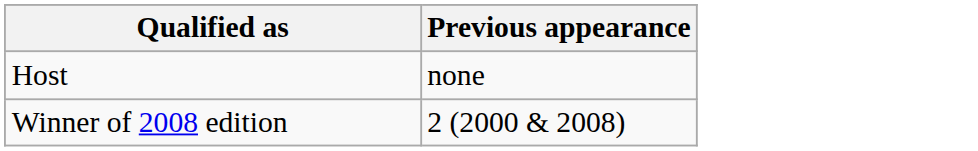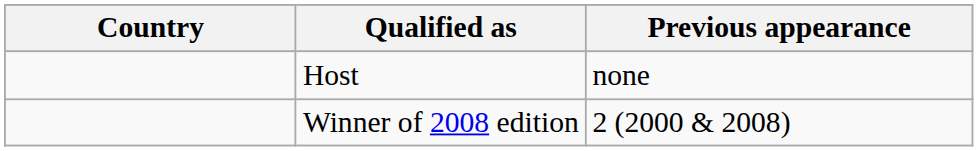+ column: (150, 27)
